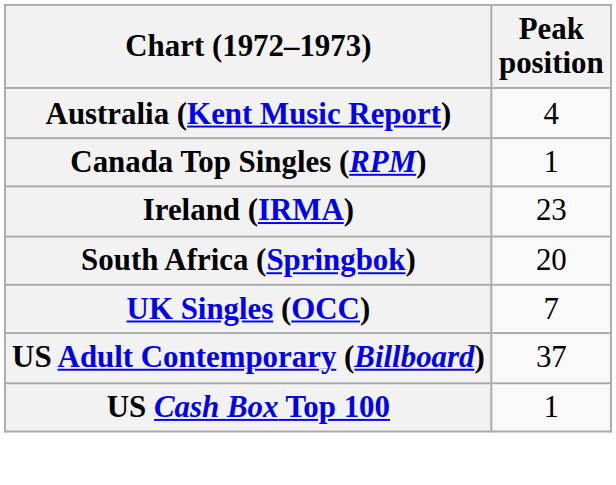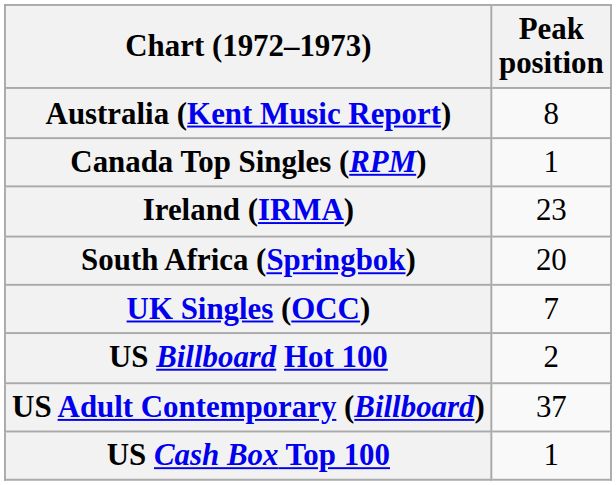(551, 112) 4 -> (551, 112) 8
+ row: (248, 357)
